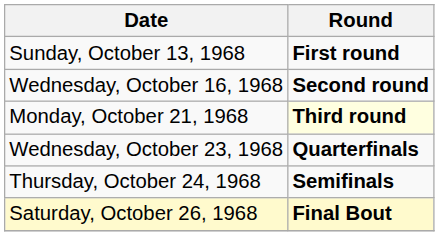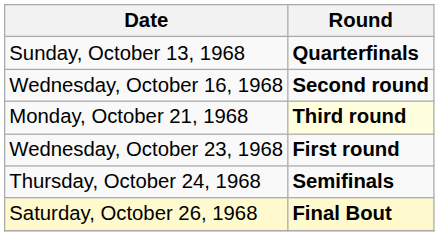(346, 52) First round -> (356, 52) Quarterfinals
(356, 149) Quarterfinals -> (346, 149) First round
